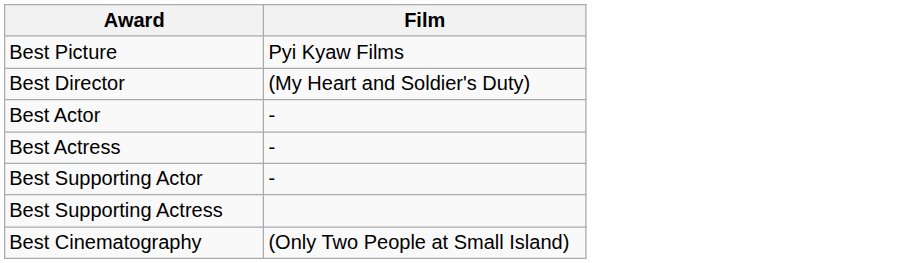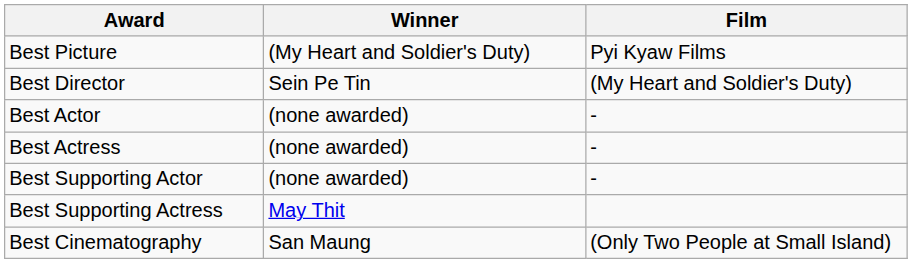+ column: (425, 20)
